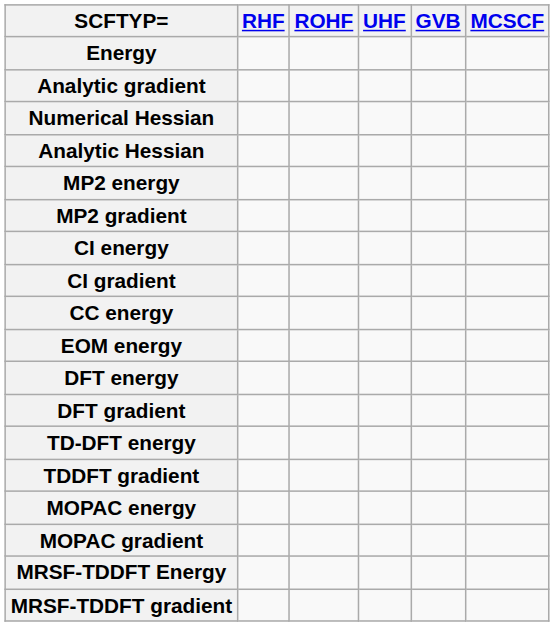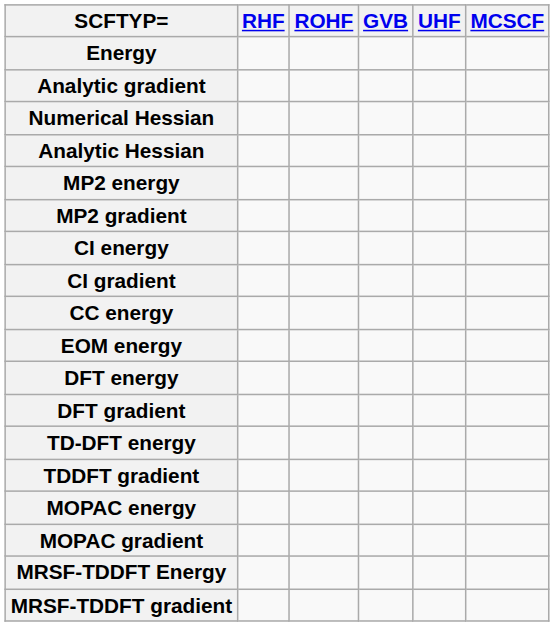columns swapped: (384, 21) <-> (438, 21)
